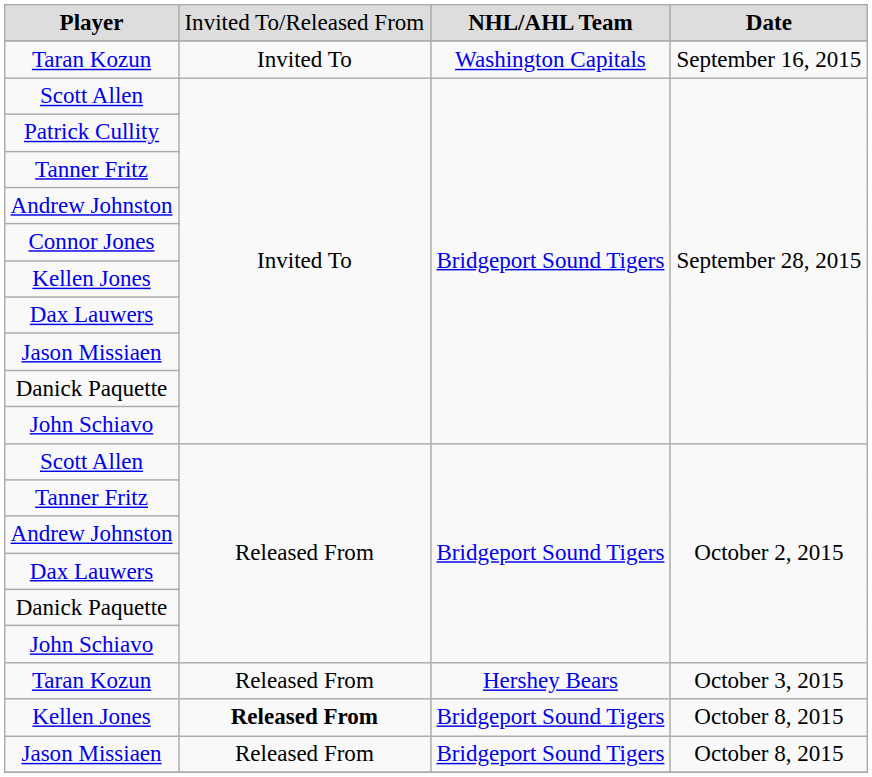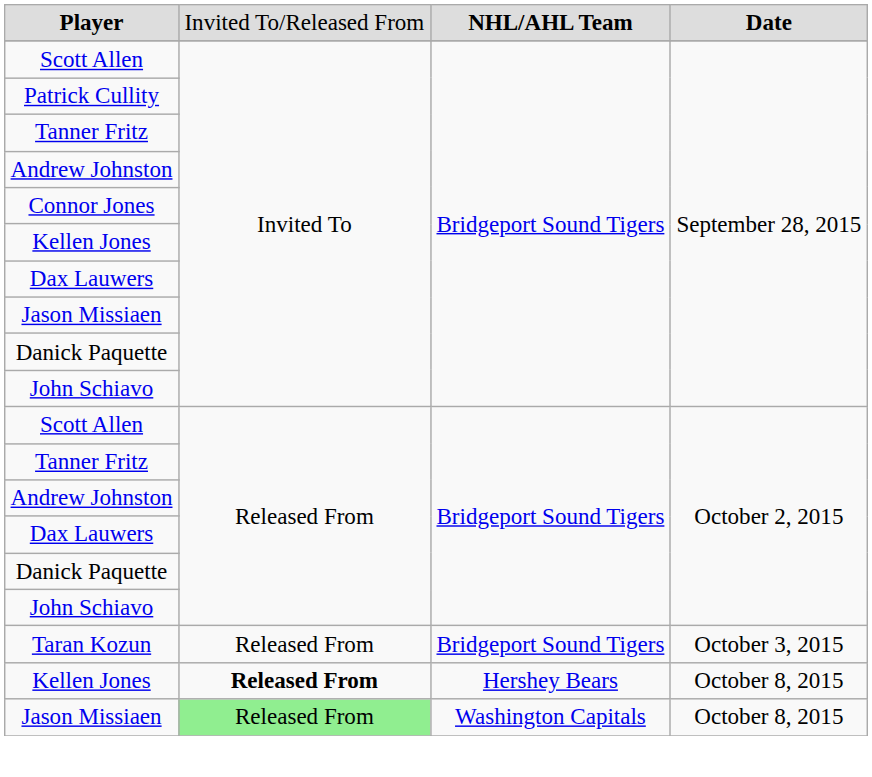- row: (92, 59)
(550, 680) Hershey Bears -> (550, 643) Bridgeport Sound Tigers
(550, 717) Bridgeport Sound Tigers -> (550, 680) Hershey Bears
(304, 753) no background -> (304, 717) lightgreen background
(550, 753) Bridgeport Sound Tigers -> (550, 717) Washington Capitals
